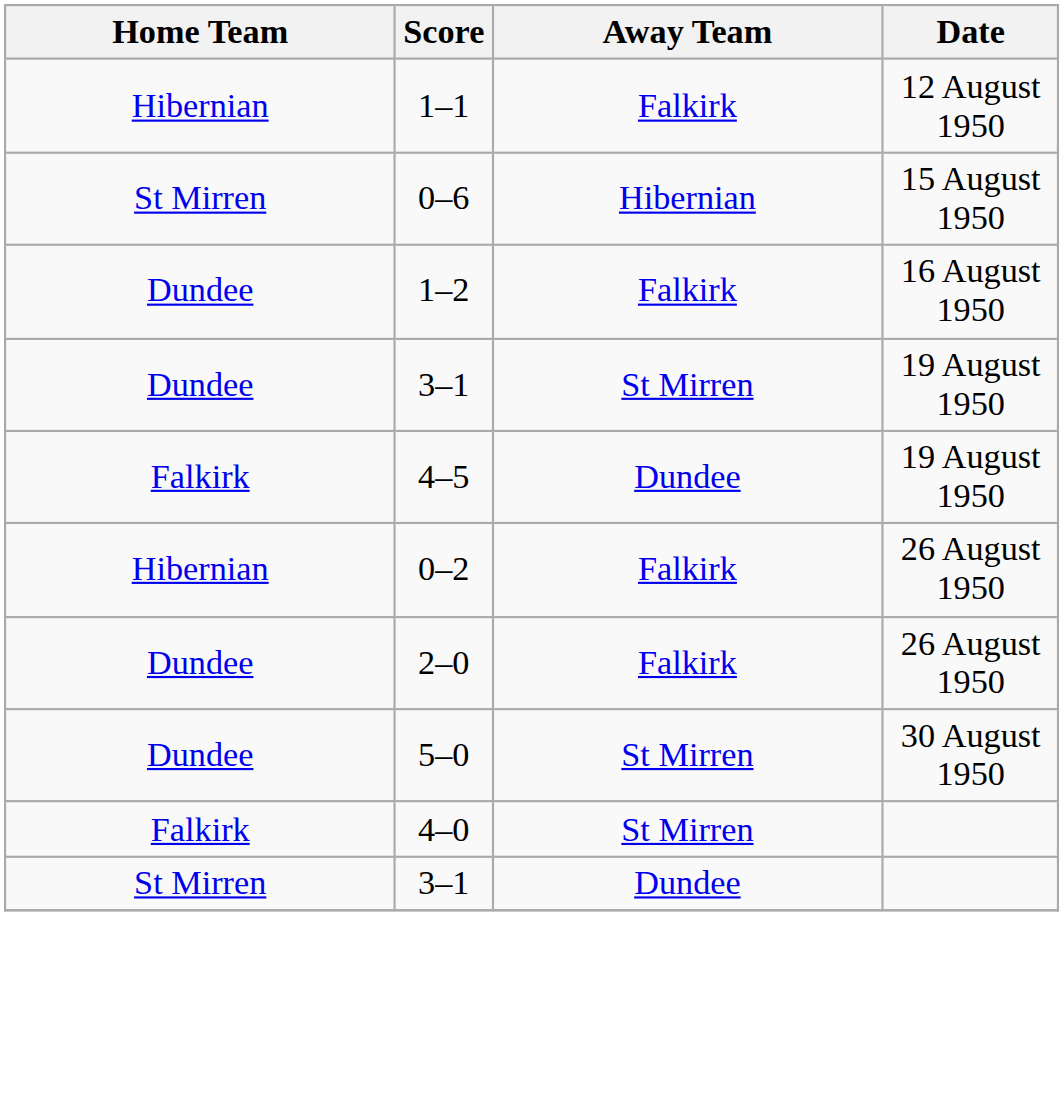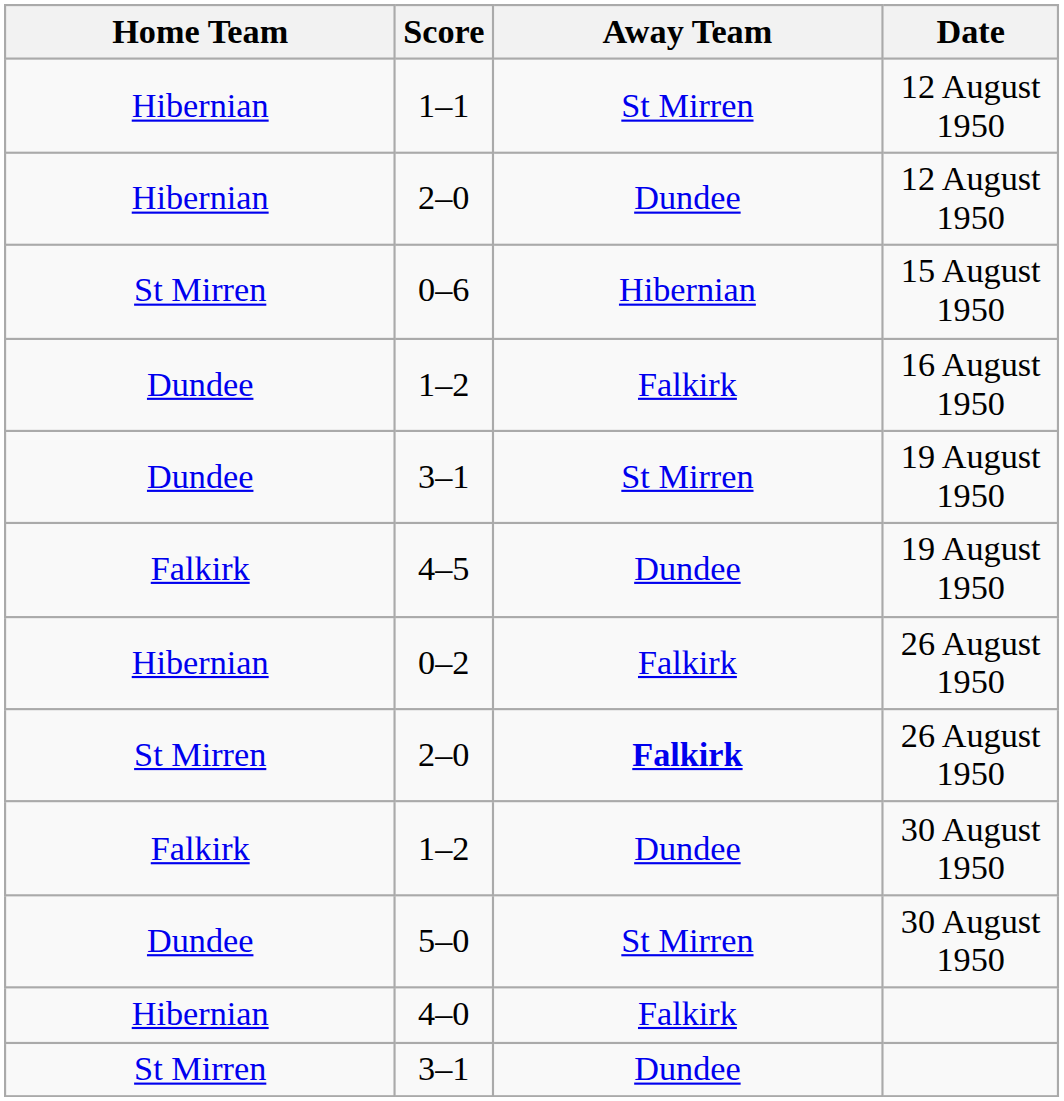(687, 105) Falkirk -> (687, 105) St Mirren
+ row: (444, 198)
(200, 662) Dundee -> (200, 754) St Mirren
(687, 662) normal -> (687, 754) bold
+ row: (444, 847)
(200, 828) Falkirk -> (200, 1014) Hibernian
(687, 828) St Mirren -> (687, 1014) Falkirk
